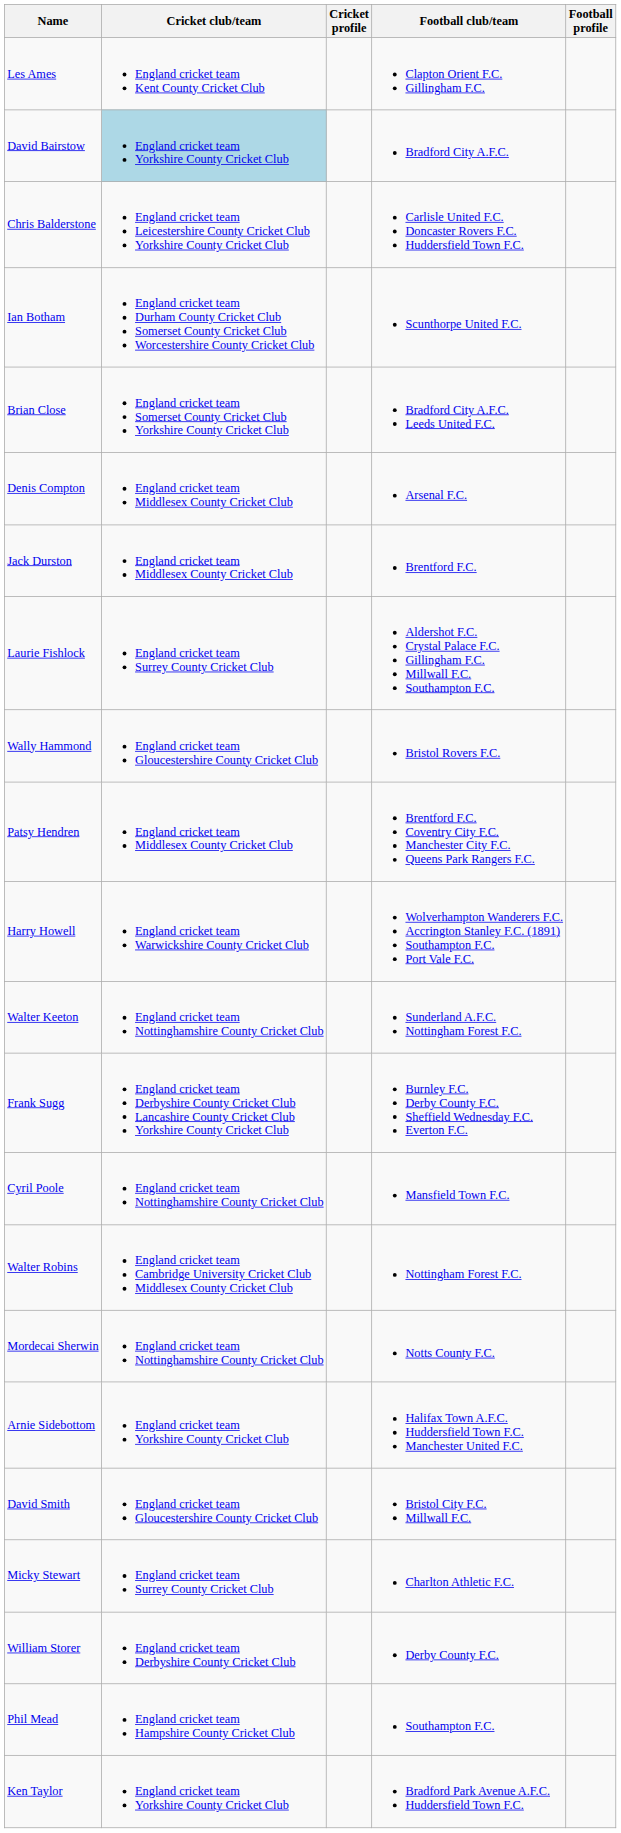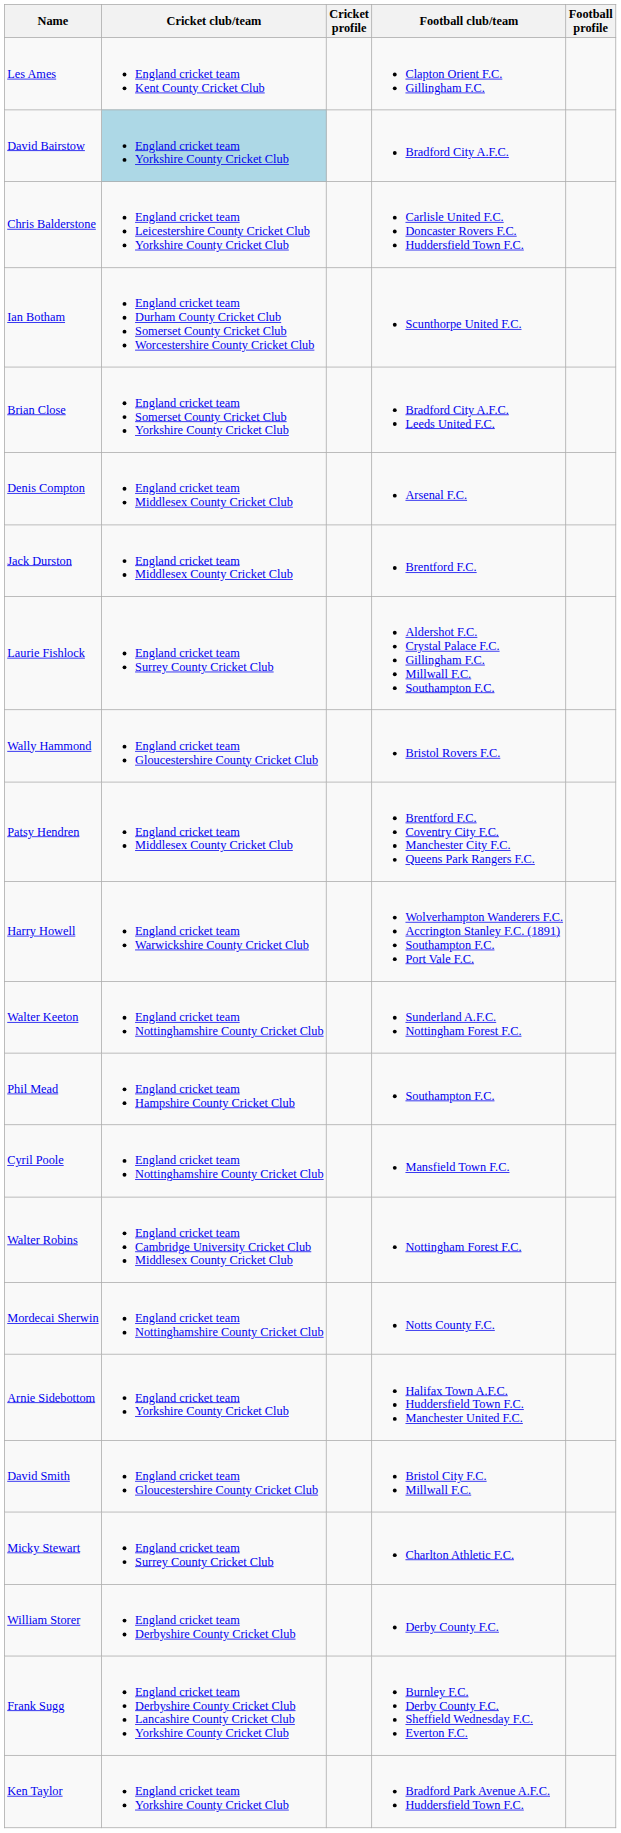rows swapped: (33, 1719) <-> (36, 1102)
